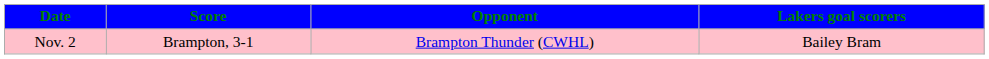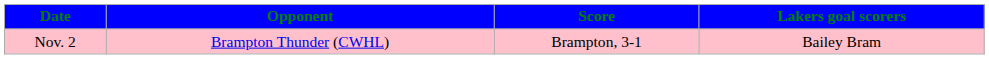columns swapped: (505, 16) <-> (208, 16)
